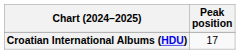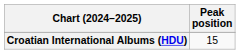(212, 40) 17 -> (212, 40) 15
